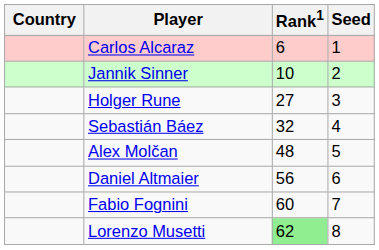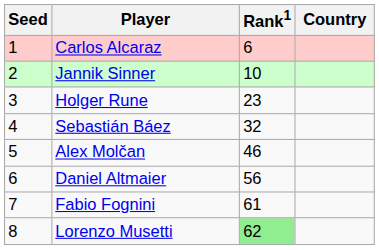columns swapped: (44, 19) <-> (351, 19)
(285, 100) 27 -> (252, 100) 23
(285, 152) 48 -> (252, 152) 46
(285, 204) 60 -> (252, 204) 61
